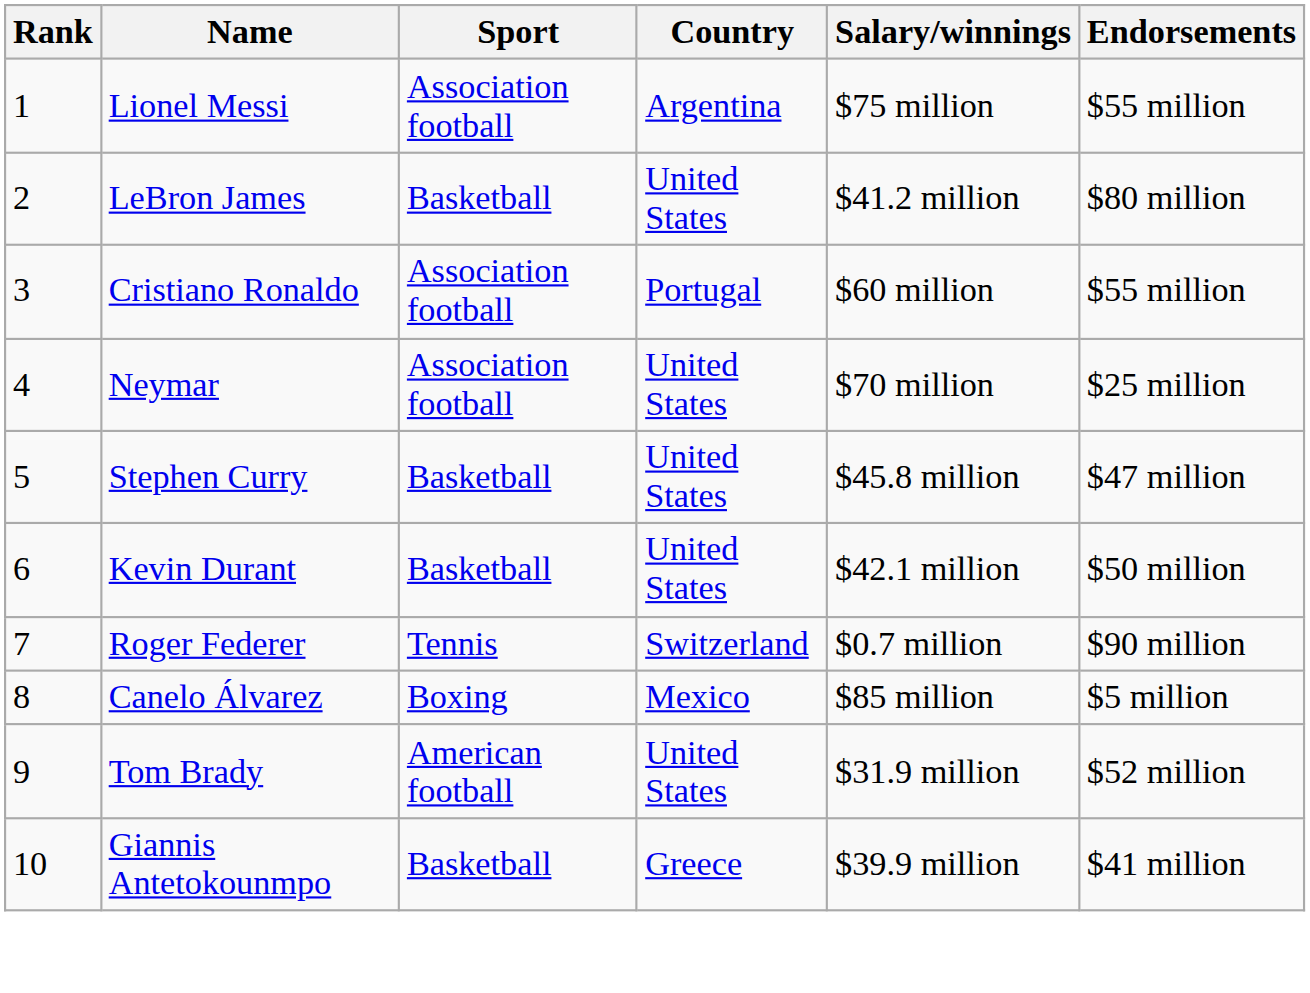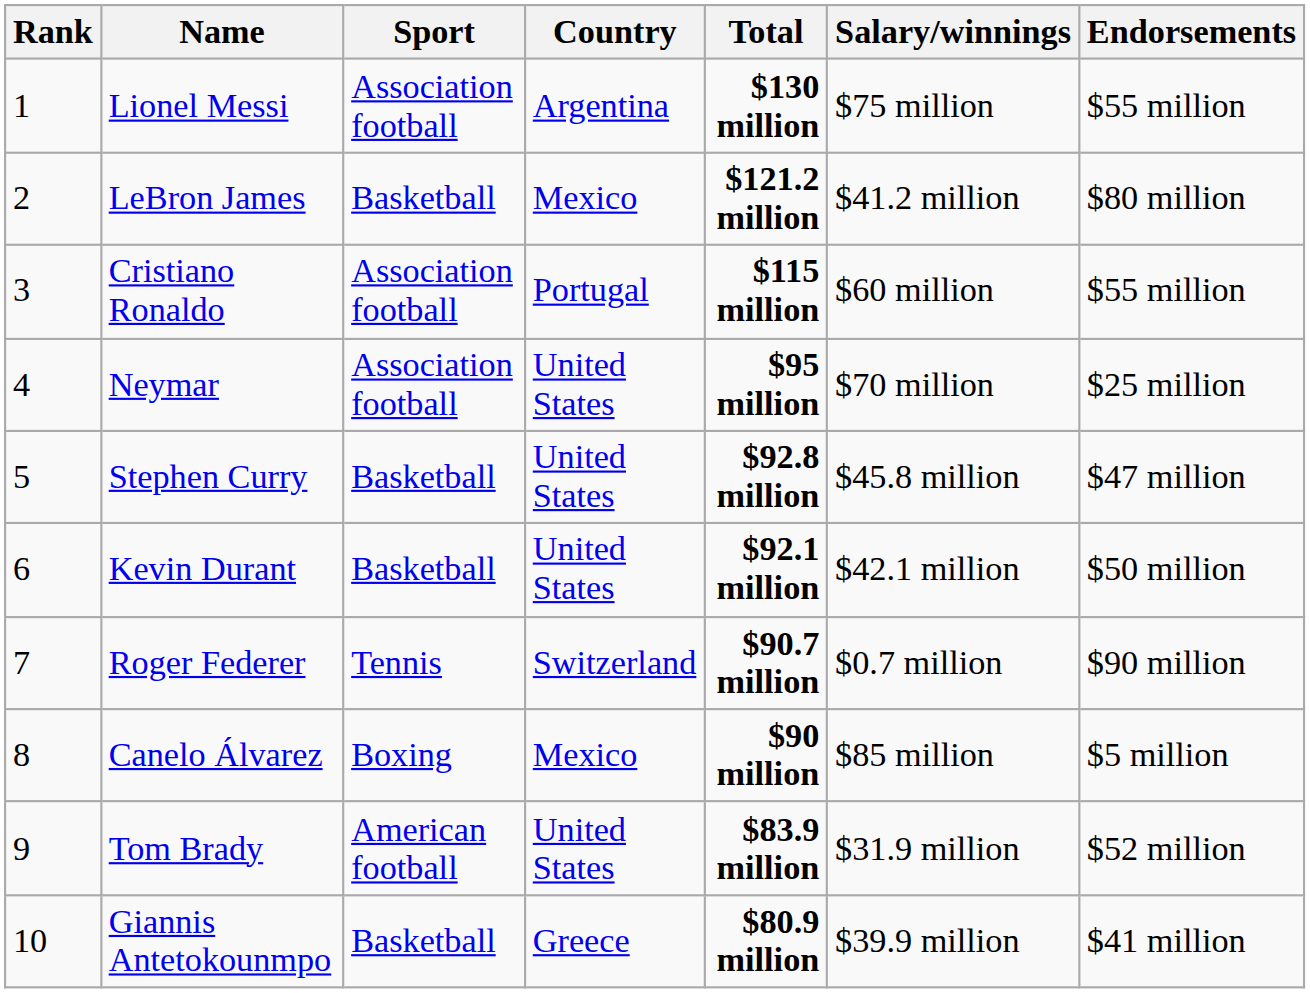+ column: (766, 31)
(692, 198) United States -> (585, 198) Mexico
